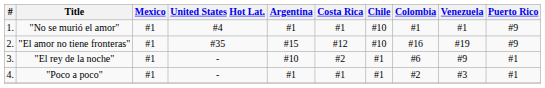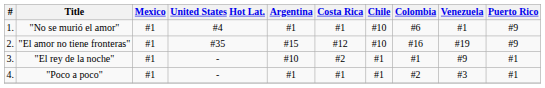(416, 28) #1 -> (416, 28) #6
(416, 59) #6 -> (416, 59) #1
